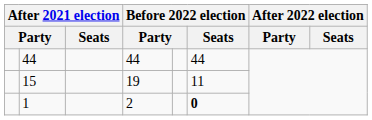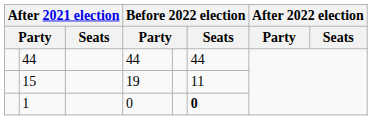(129, 103) 2 -> (129, 103) 0
